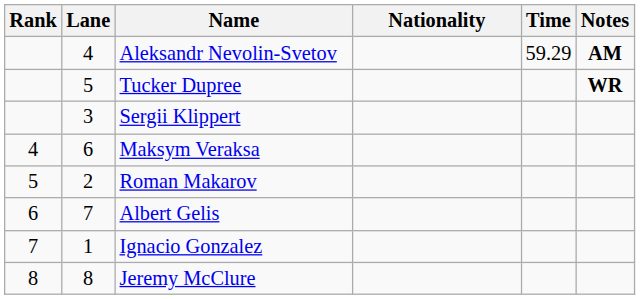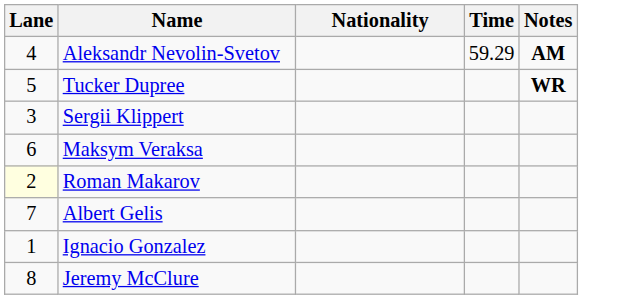- column: (33, 20)
(88, 181) no background -> (31, 181) lightyellow background
